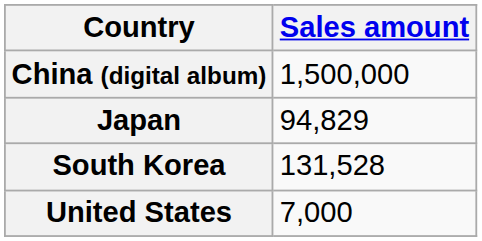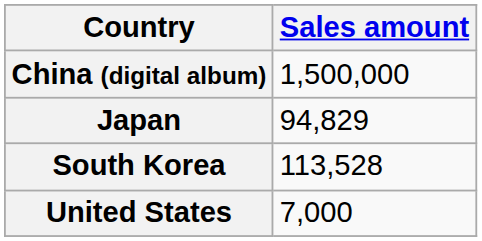(332, 166) 131,528 -> (331, 166) 113,528
